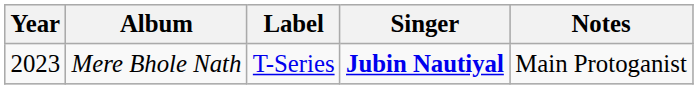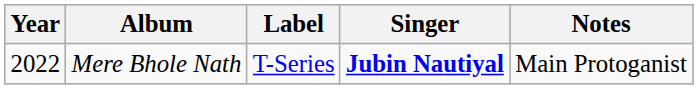(35, 63) 2023 -> (35, 63) 2022
